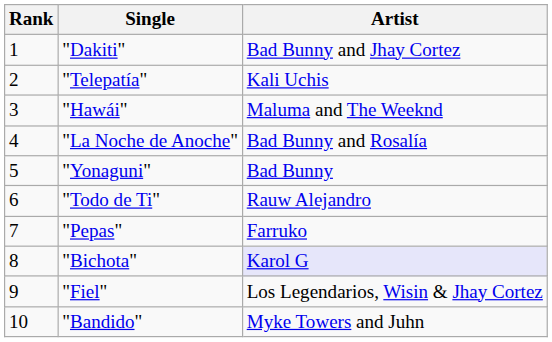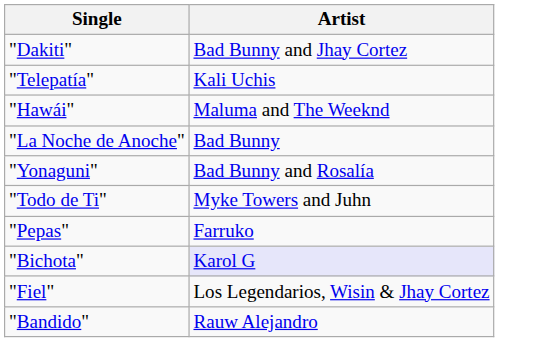- column: (31, 19)
(337, 140) Bad Bunny and Rosalía -> (237, 140) Bad Bunny
(290, 170) Bad Bunny -> (284, 170) Bad Bunny and Rosalía
(309, 200) Rauw Alejandro -> (282, 200) Myke Towers and Juhn
(336, 321) Myke Towers and Juhn -> (256, 321) Rauw Alejandro
